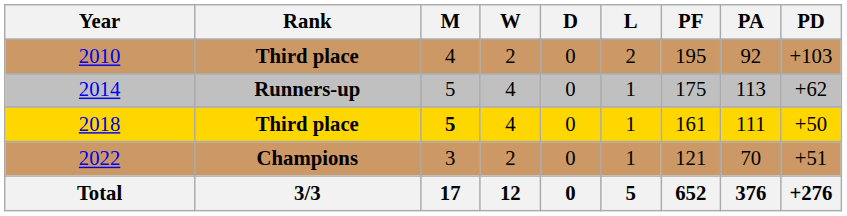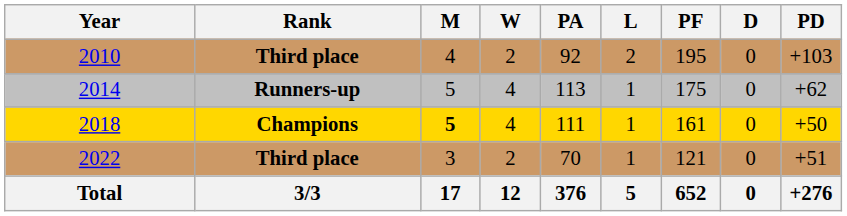columns swapped: (570, 21) <-> (751, 21)
(307, 124) Third place -> (307, 124) Champions
(307, 158) Champions -> (307, 158) Third place
